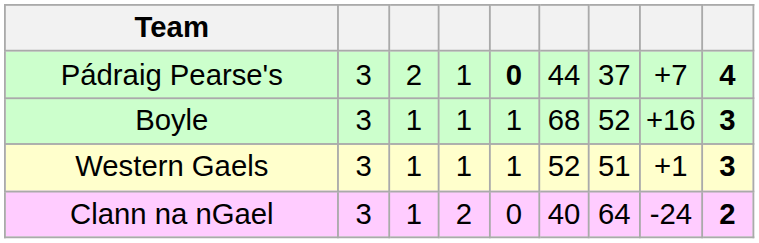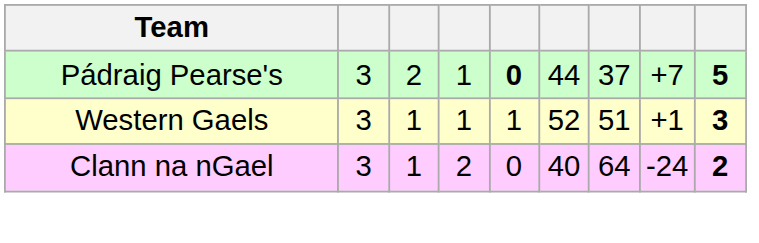(727, 74) 4 -> (720, 74) 5
- row: (172, 120)
